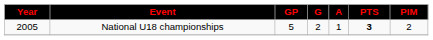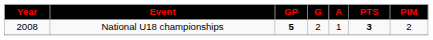(27, 27) 2005 -> (27, 27) 2008
(291, 27) normal -> (291, 27) bold
